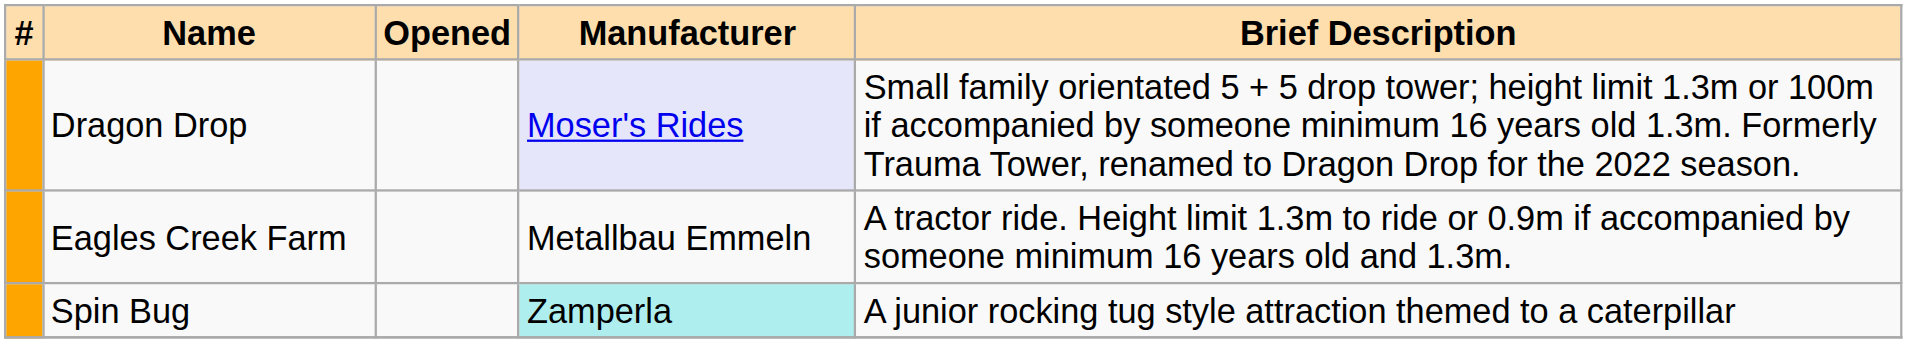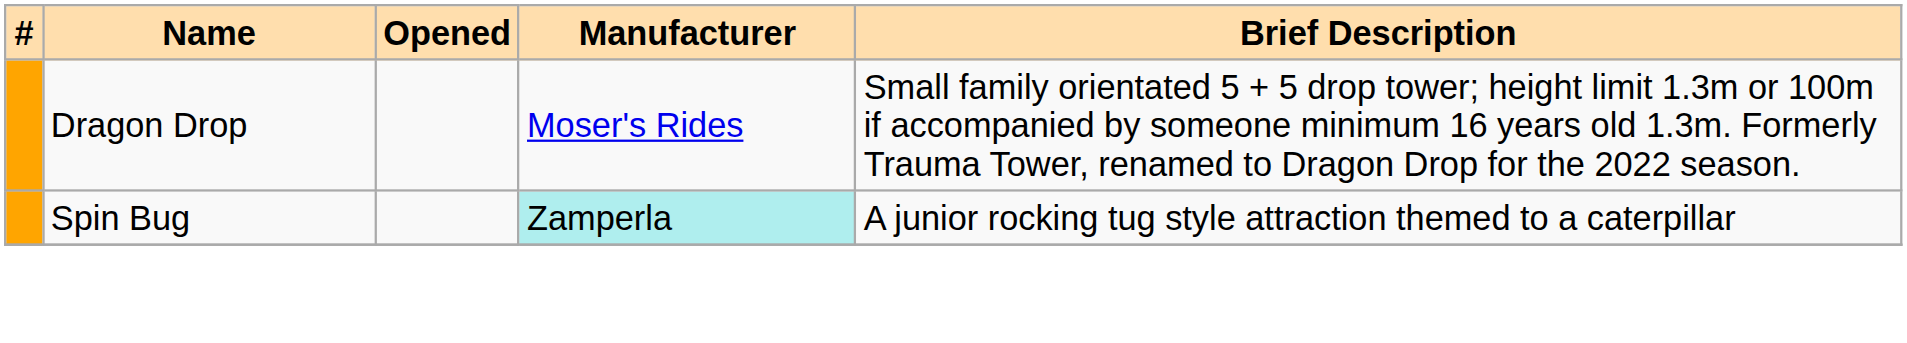(635, 125) lavender background -> (635, 125) no background
- row: (199, 237)
